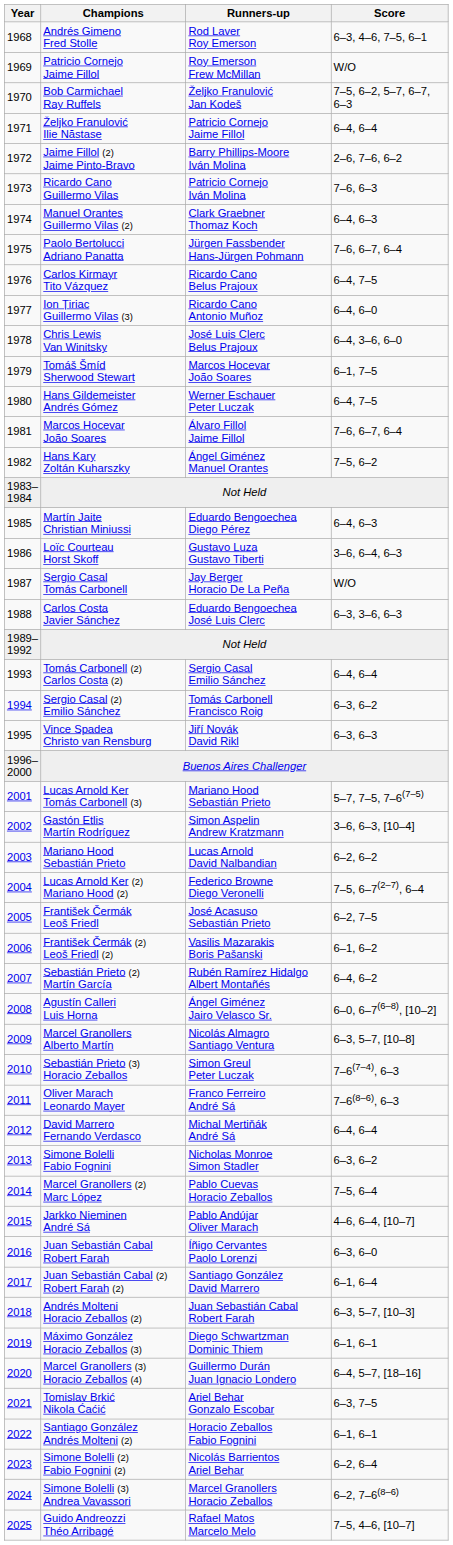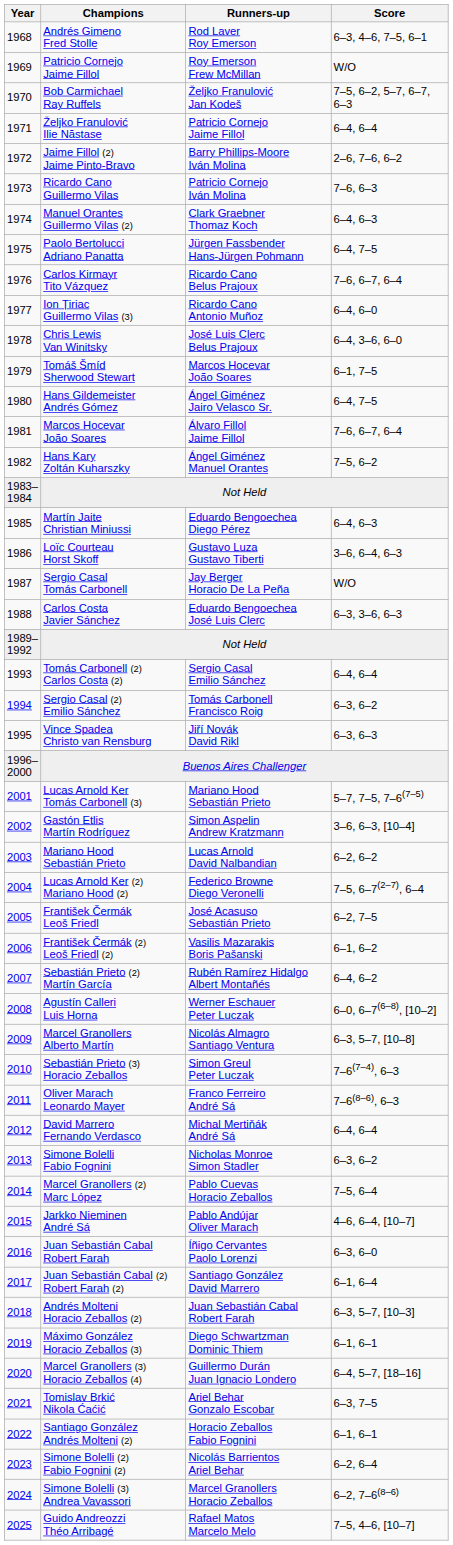(368, 249) 7–6, 6–7, 6–4 -> (355, 249) 6–4, 7–5
(355, 280) 6–4, 7–5 -> (368, 280) 7–6, 6–7, 6–4
(232, 401) Werner Eschauer Peter Luczak -> (230, 401) Ángel Giménez Jairo Velasco Sr.
(230, 1009) Ángel Giménez Jairo Velasco Sr. -> (232, 1009) Werner Eschauer Peter Luczak
